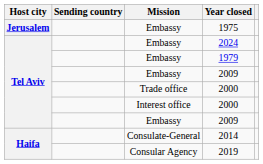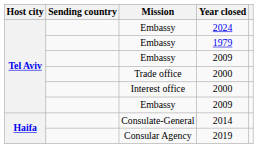- row: (164, 27)
